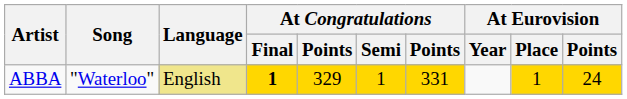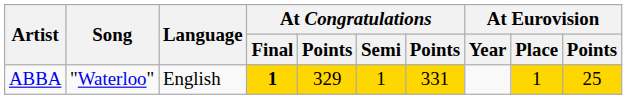(192, 79) khaki background -> (192, 79) no background
(592, 79) 24 -> (592, 79) 25
